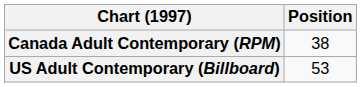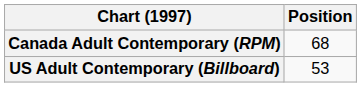(320, 43) 38 -> (320, 43) 68
